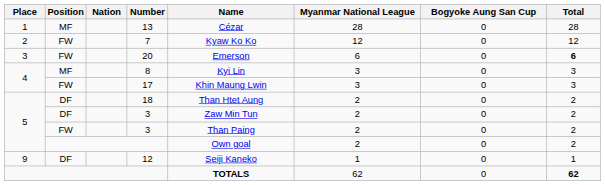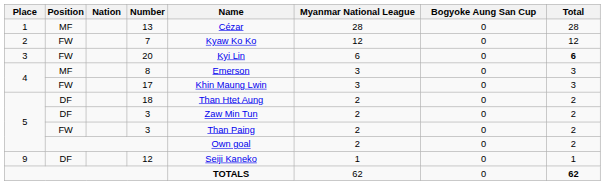(231, 56) Emerson -> (231, 56) Kyi Lin
(231, 71) Kyi Lin -> (231, 71) Emerson
